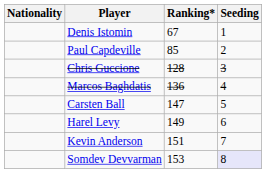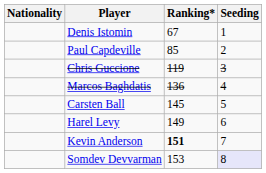(176, 68) 128 -> (175, 68) 119
(176, 104) 147 -> (176, 104) 145
(176, 141) normal -> (176, 141) bold
